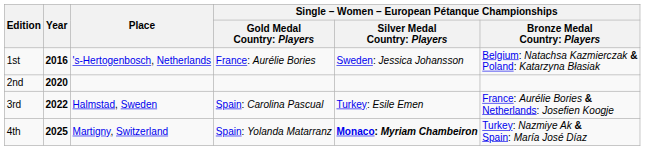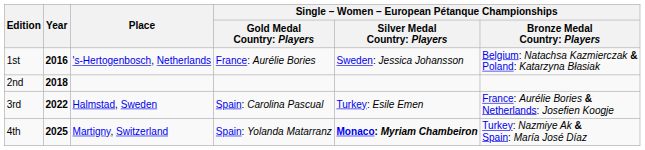(57, 83) 2020 -> (57, 83) 2018
